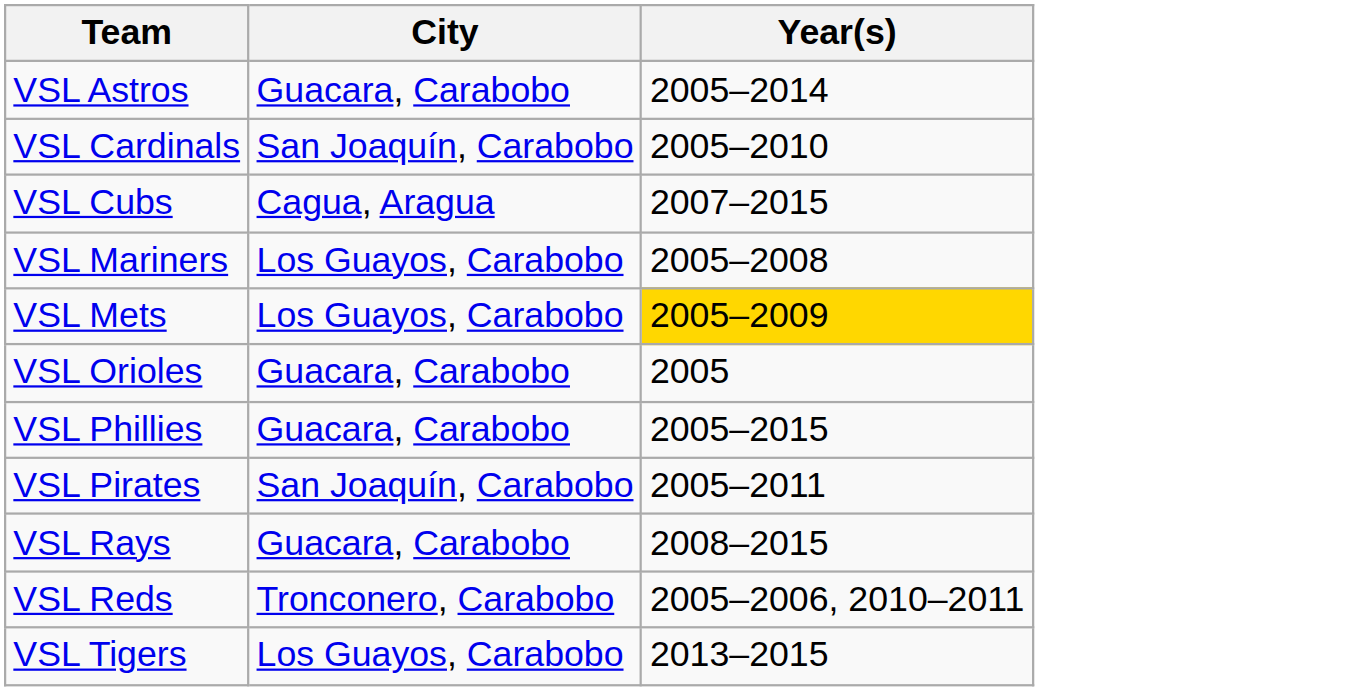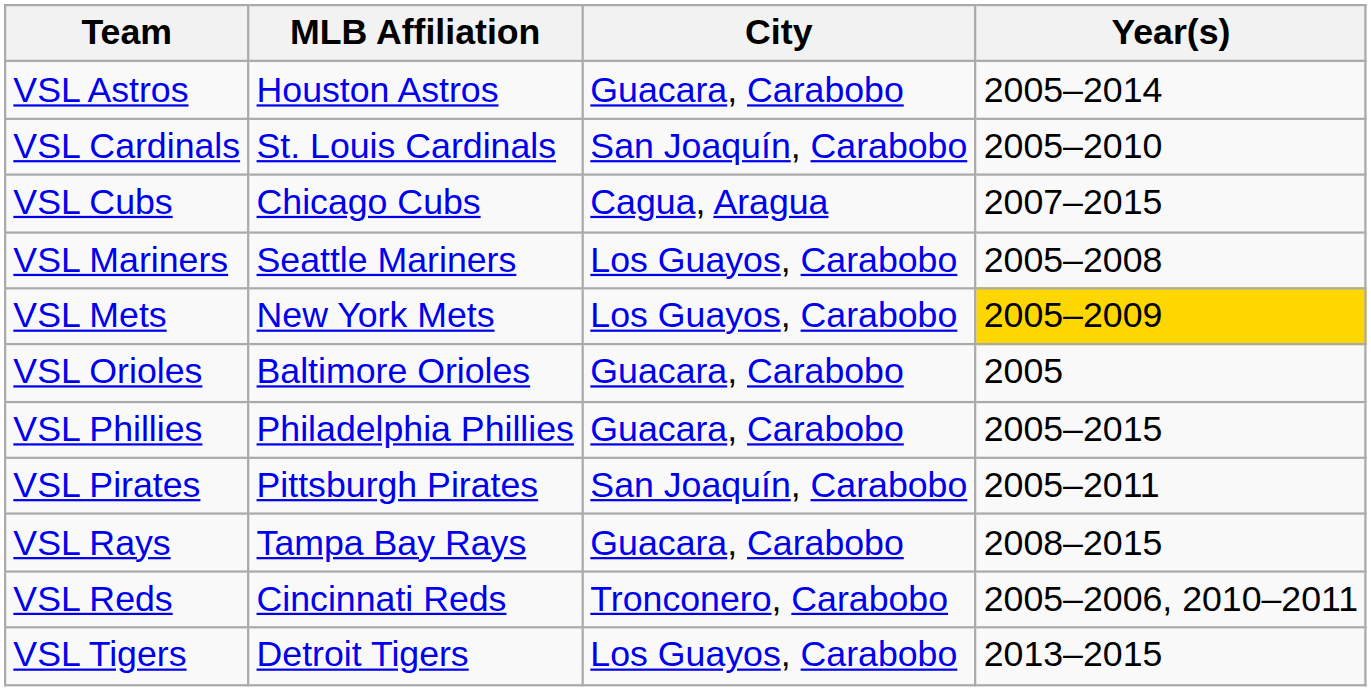+ column: (415, 32)
